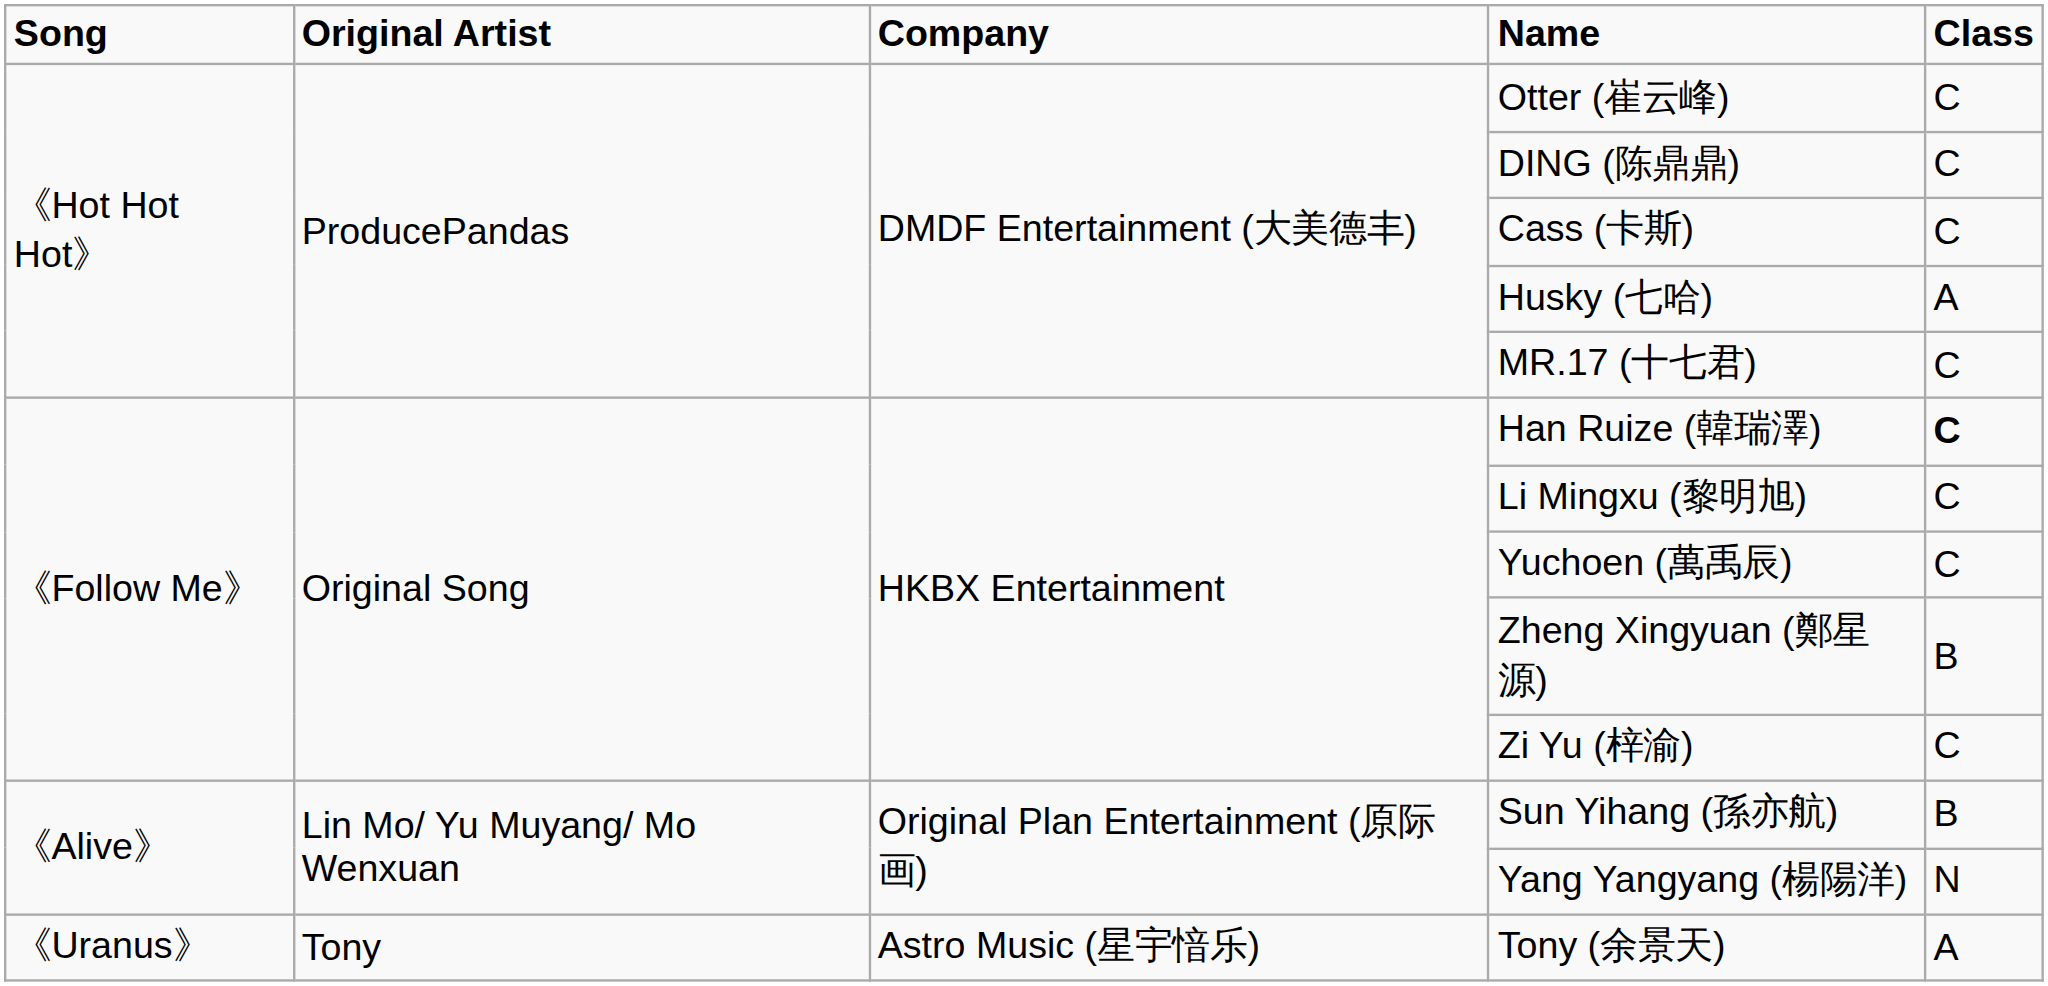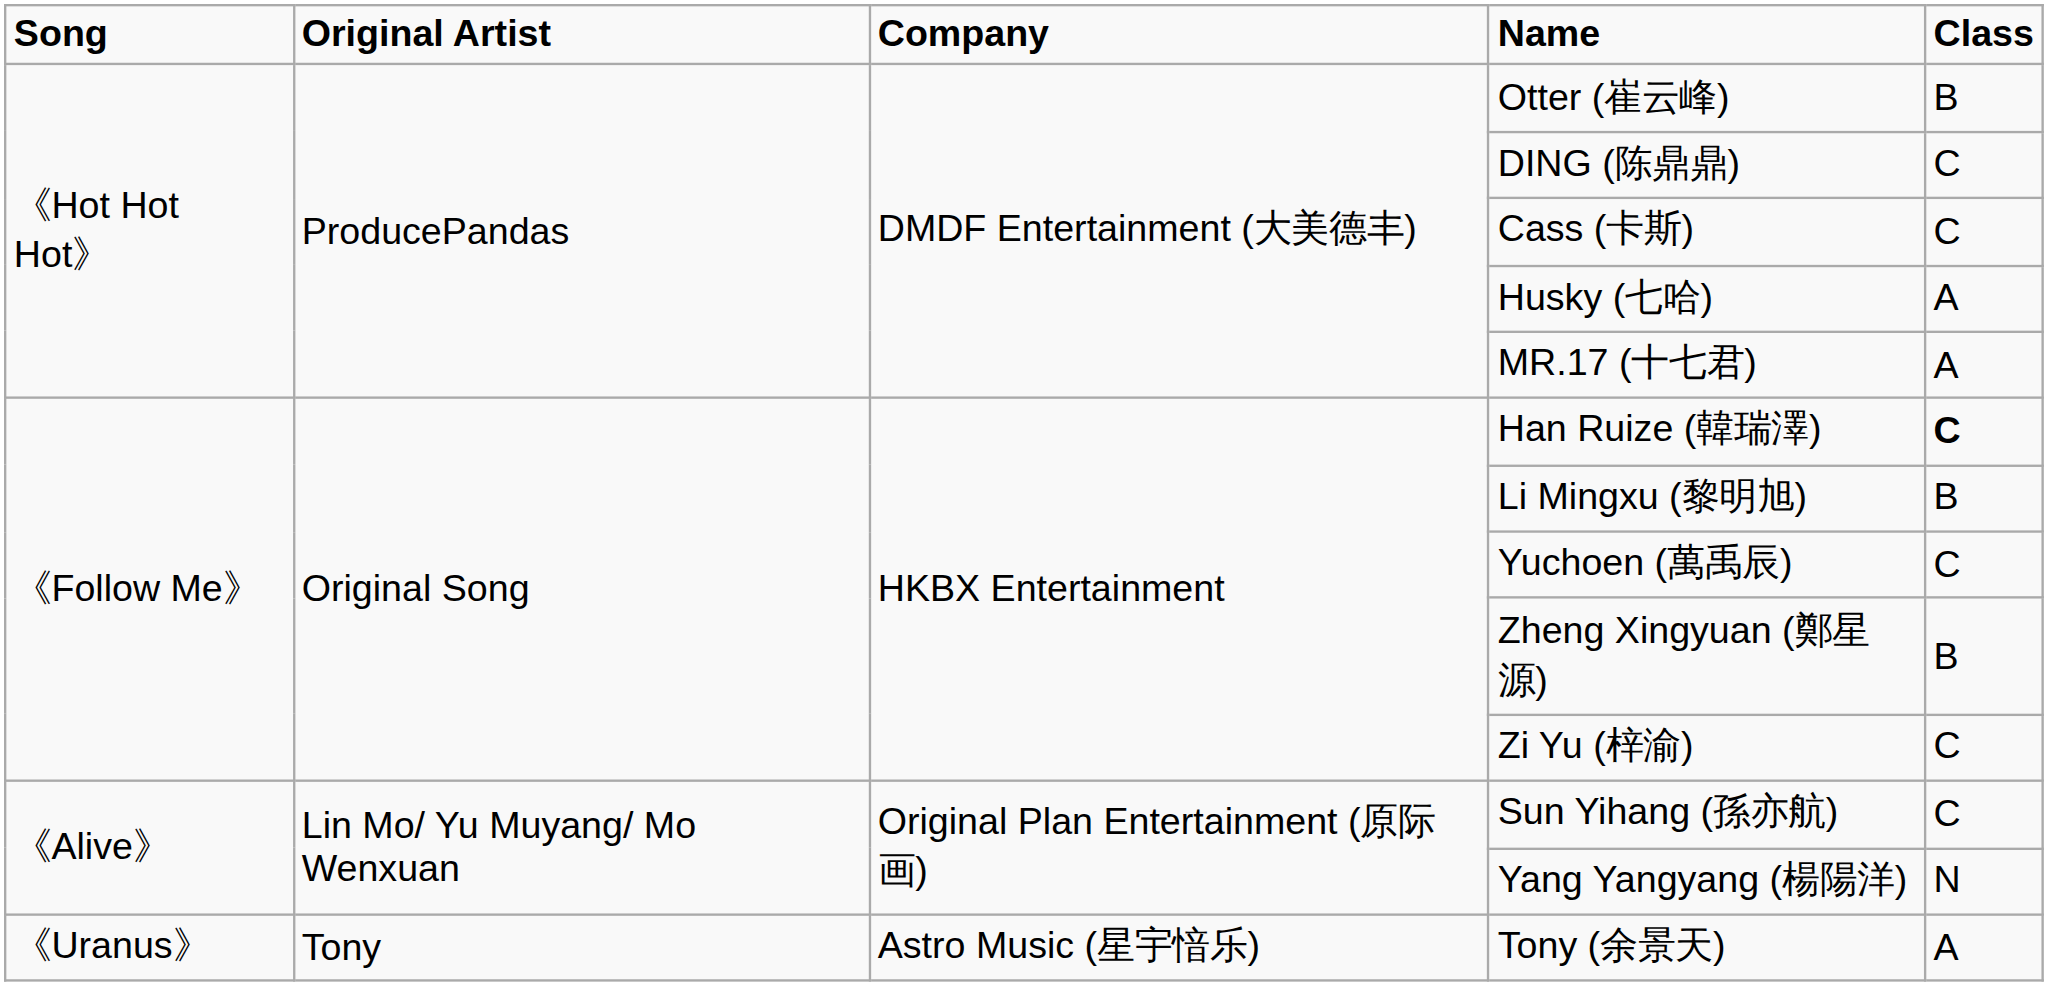(1947, 97) C -> (1946, 97) B
(1947, 364) C -> (1946, 364) A
(1947, 497) C -> (1946, 497) B
(1946, 813) B -> (1947, 813) C
